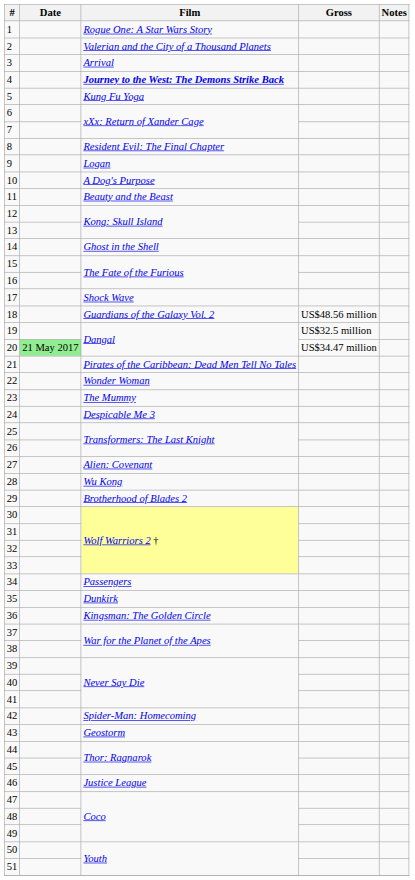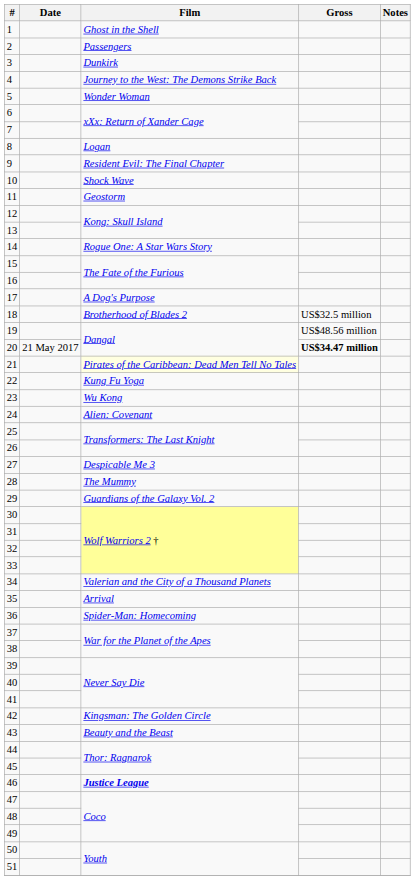(148, 29) Rogue One: A Star Wars Story -> (121, 29) Ghost in the Shell
(177, 46) Valerian and the City of a Thousand Planets -> (107, 46) Passengers
(99, 63) Arrival -> (101, 63) Dunkirk
(184, 79) bold -> (180, 79) normal
(114, 96) Kung Fu Yoga -> (117, 96) Wonder Woman
(154, 146) Resident Evil: The Final Chapter -> (97, 146) Logan
(97, 163) Logan -> (154, 163) Resident Evil: The Final Chapter
(119, 180) A Dog's Purpose -> (109, 180) Shock Wave
(128, 197) Beauty and the Beast -> (104, 197) Geostorm
(121, 247) Ghost in the Shell -> (148, 247) Rogue One: A Star Wars Story
(109, 297) Shock Wave -> (119, 297) A Dog's Purpose
(149, 314) Guardians of the Galaxy Vol. 2 -> (135, 314) Brotherhood of Blades 2
(339, 314) US$48.56 million -> (336, 314) US$32.5 million
(336, 331) US$32.5 million -> (339, 331) US$48.56 million
(50, 347) lightgreen background -> (50, 347) no background
(339, 347) normal -> (339, 347) bold
(190, 364) no background -> (190, 364) lightyellow background
(117, 381) Wonder Woman -> (114, 381) Kung Fu Yoga
(110, 398) The Mummy -> (103, 398) Wu Kong
(119, 414) Despicable Me 3 -> (118, 414) Alien: Covenant
(118, 465) Alien: Covenant -> (119, 465) Despicable Me 3
(103, 481) Wu Kong -> (110, 481) The Mummy
(135, 498) Brotherhood of Blades 2 -> (149, 498) Guardians of the Galaxy Vol. 2
(107, 582) Passengers -> (177, 582) Valerian and the City of a Thousand Planets
(101, 599) Dunkirk -> (99, 599) Arrival
(147, 615) Kingsman: The Golden Circle -> (140, 615) Spider-Man: Homecoming
(140, 716) Spider-Man: Homecoming -> (147, 716) Kingsman: The Golden Circle
(104, 733) Geostorm -> (128, 733) Beauty and the Beast
(115, 783) normal -> (116, 783) bold
